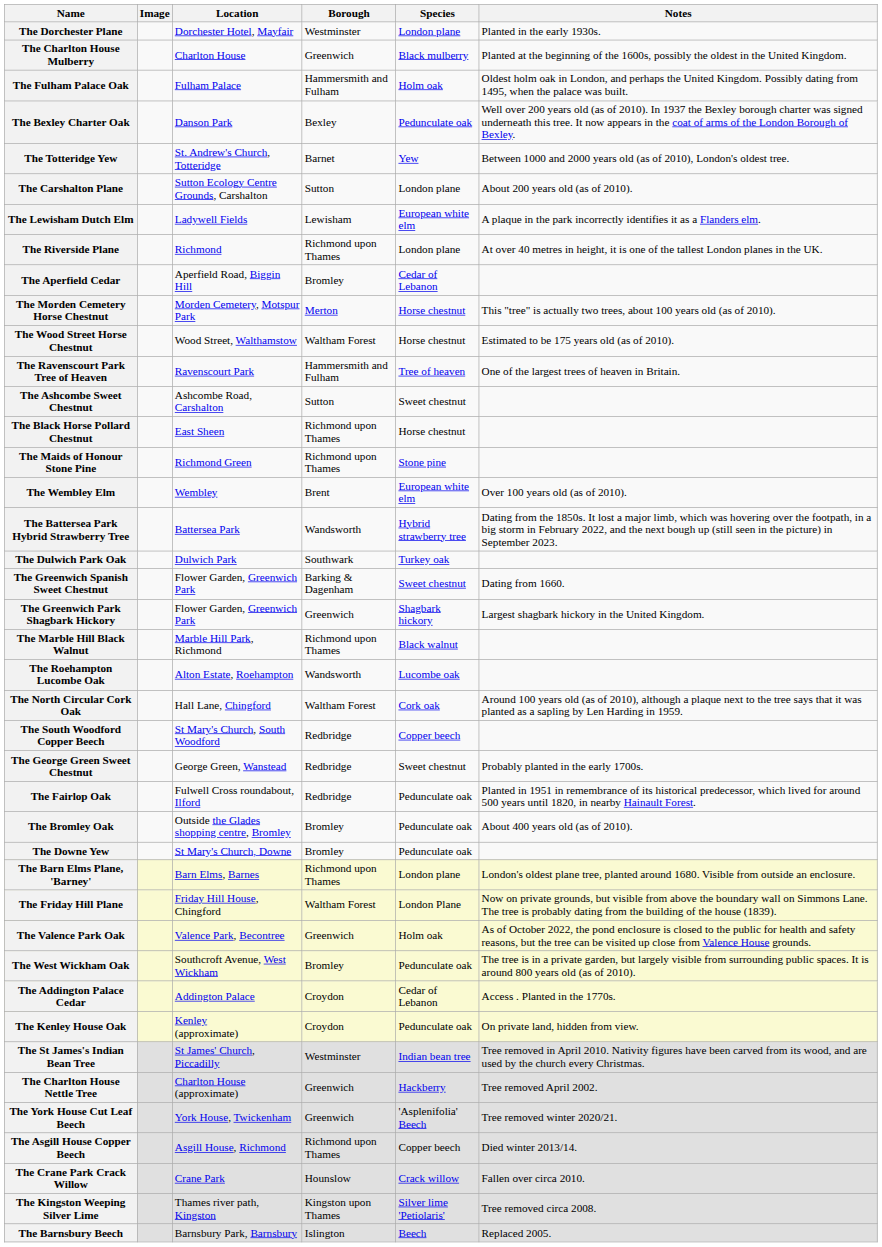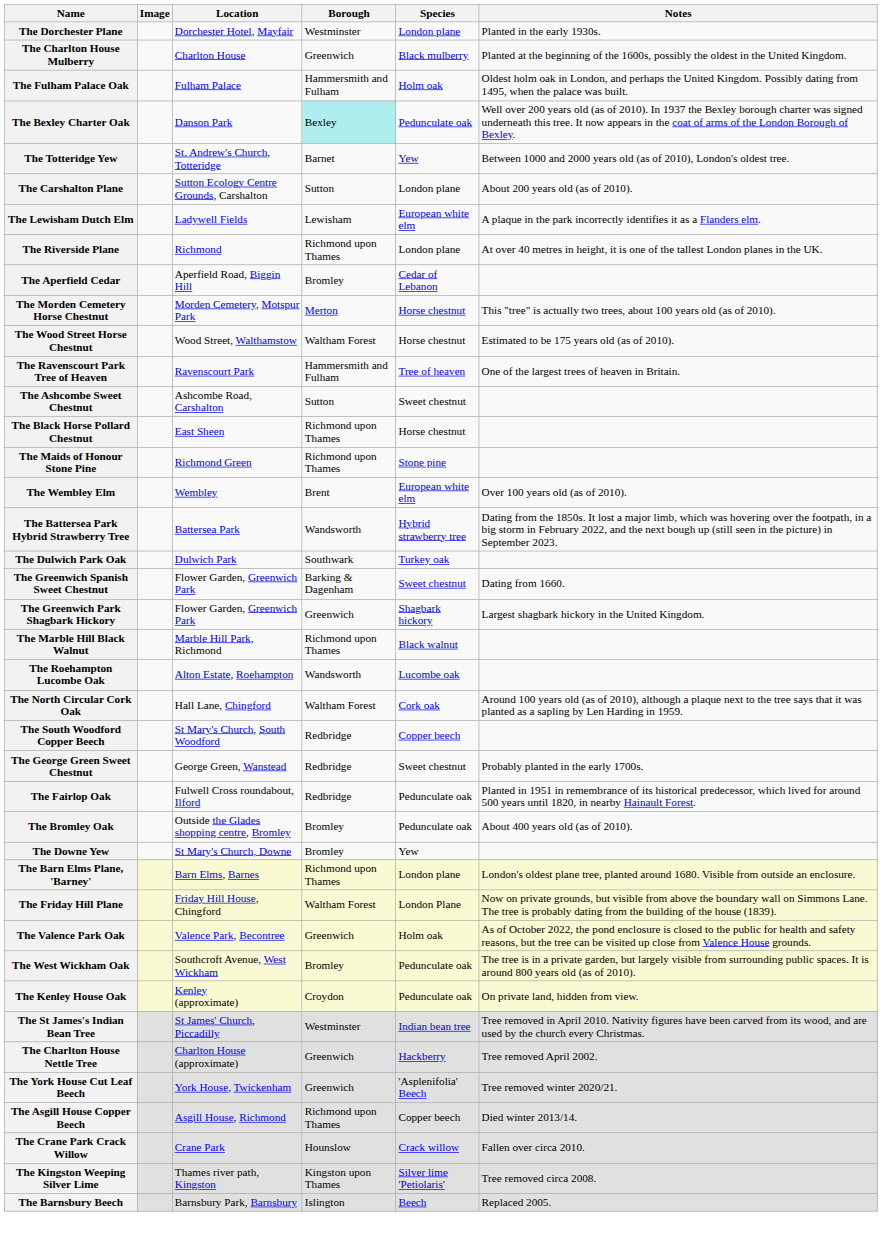(321, 122) no background -> (321, 122) paleturquoise background
(435, 850) Pedunculate oak -> (408, 850) Yew
- row: (71, 996)
